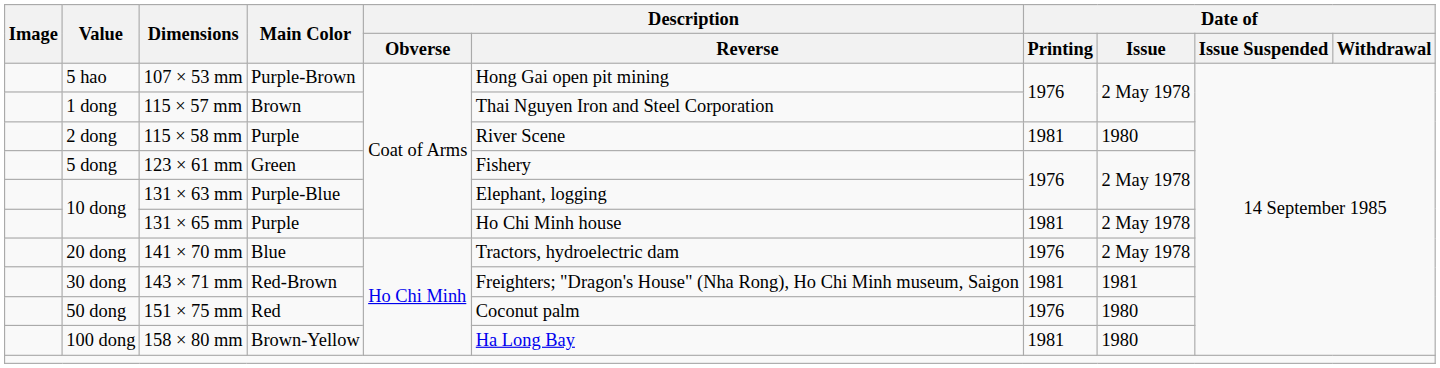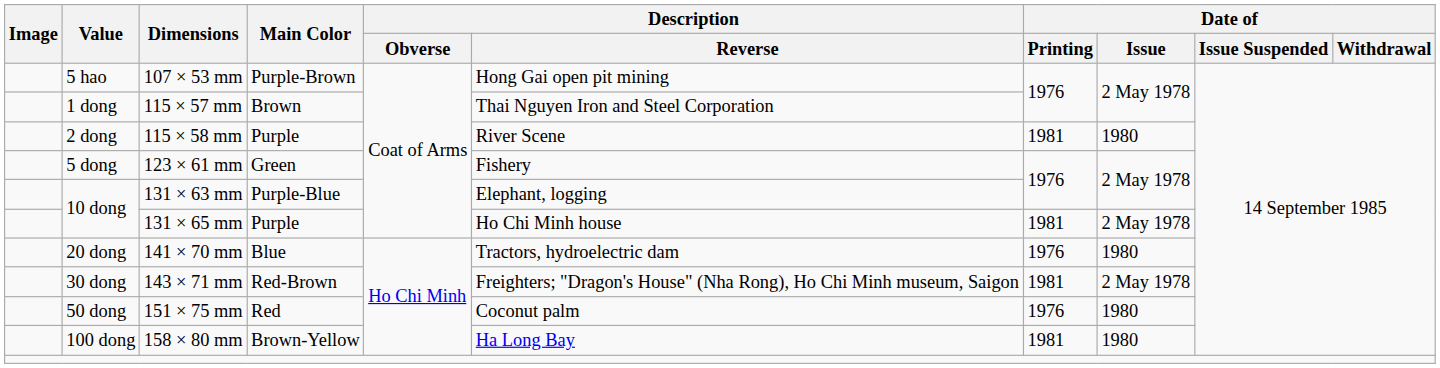(1146, 252) 2 May 1978 -> (1120, 252) 1980
(1120, 281) 1981 -> (1146, 281) 2 May 1978
